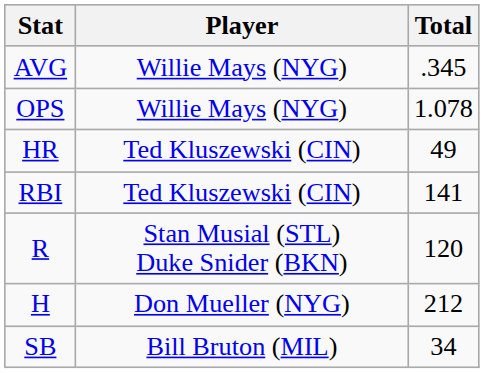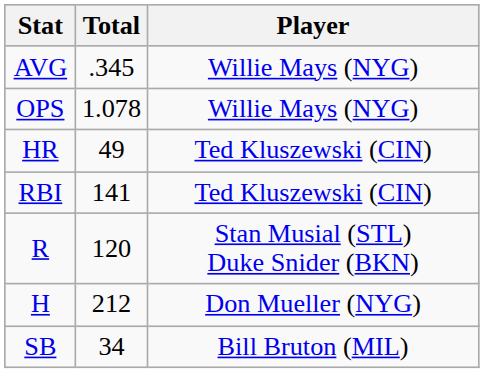columns swapped: (242, 25) <-> (443, 25)
